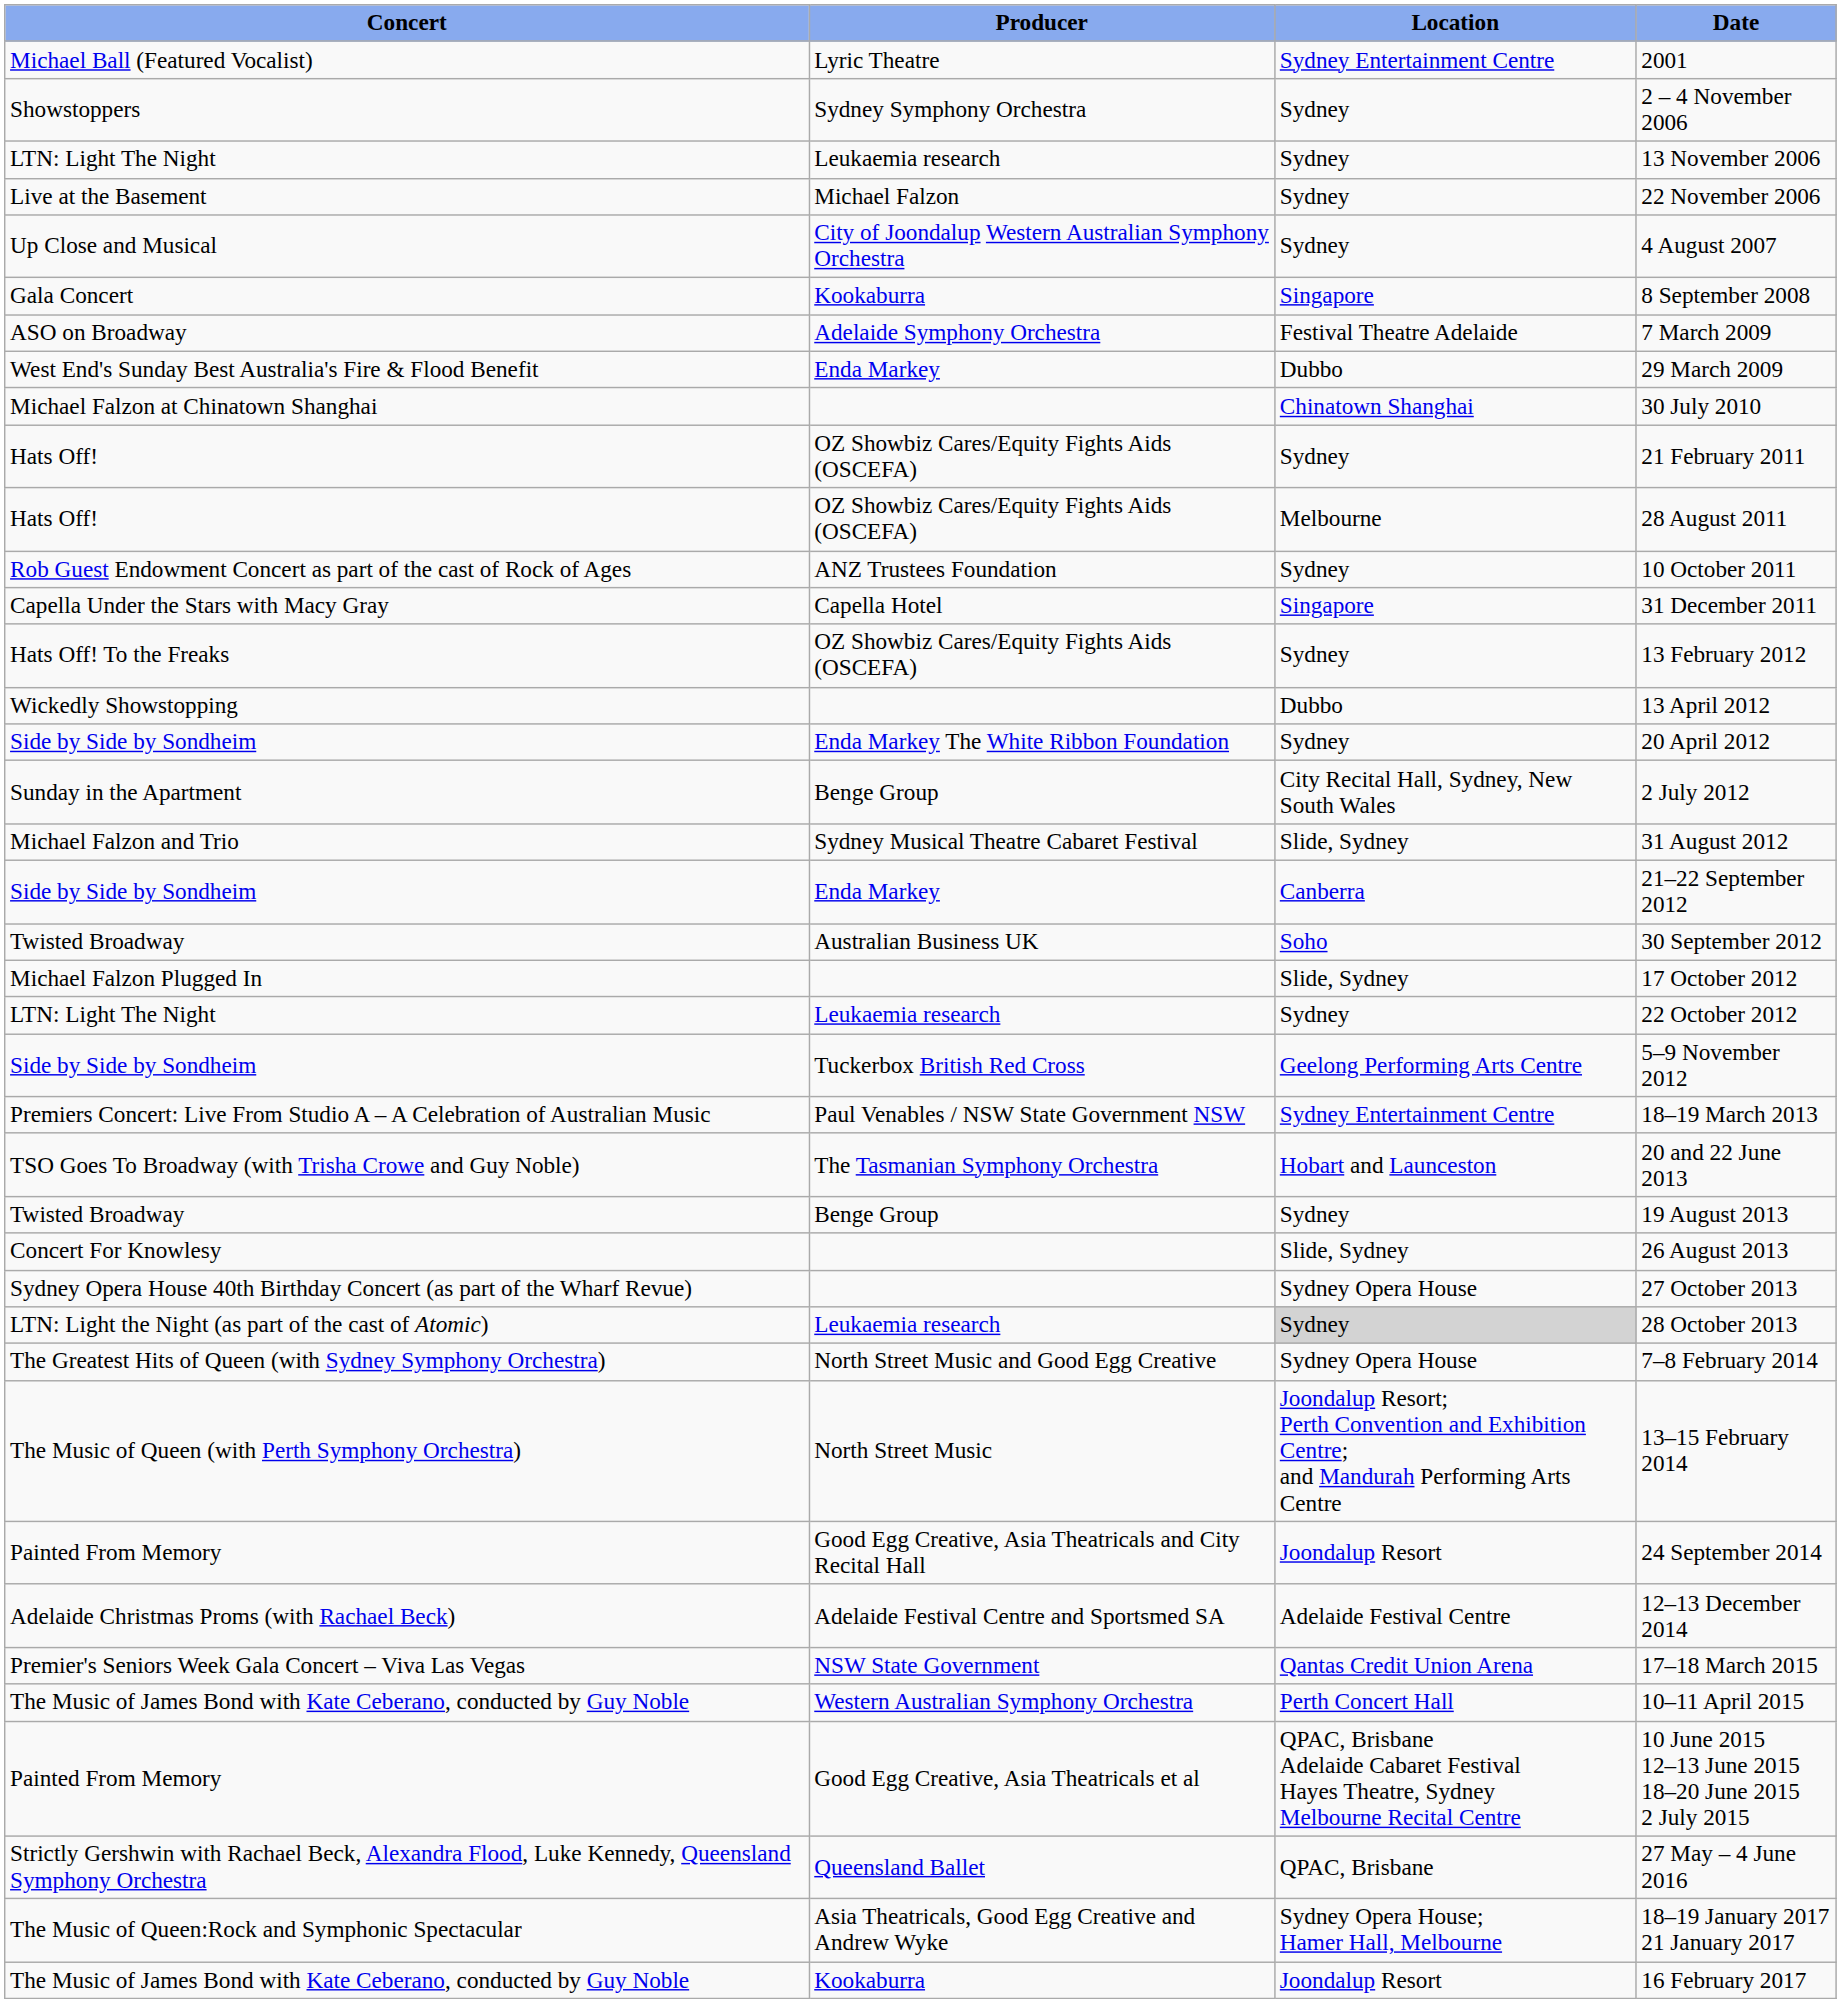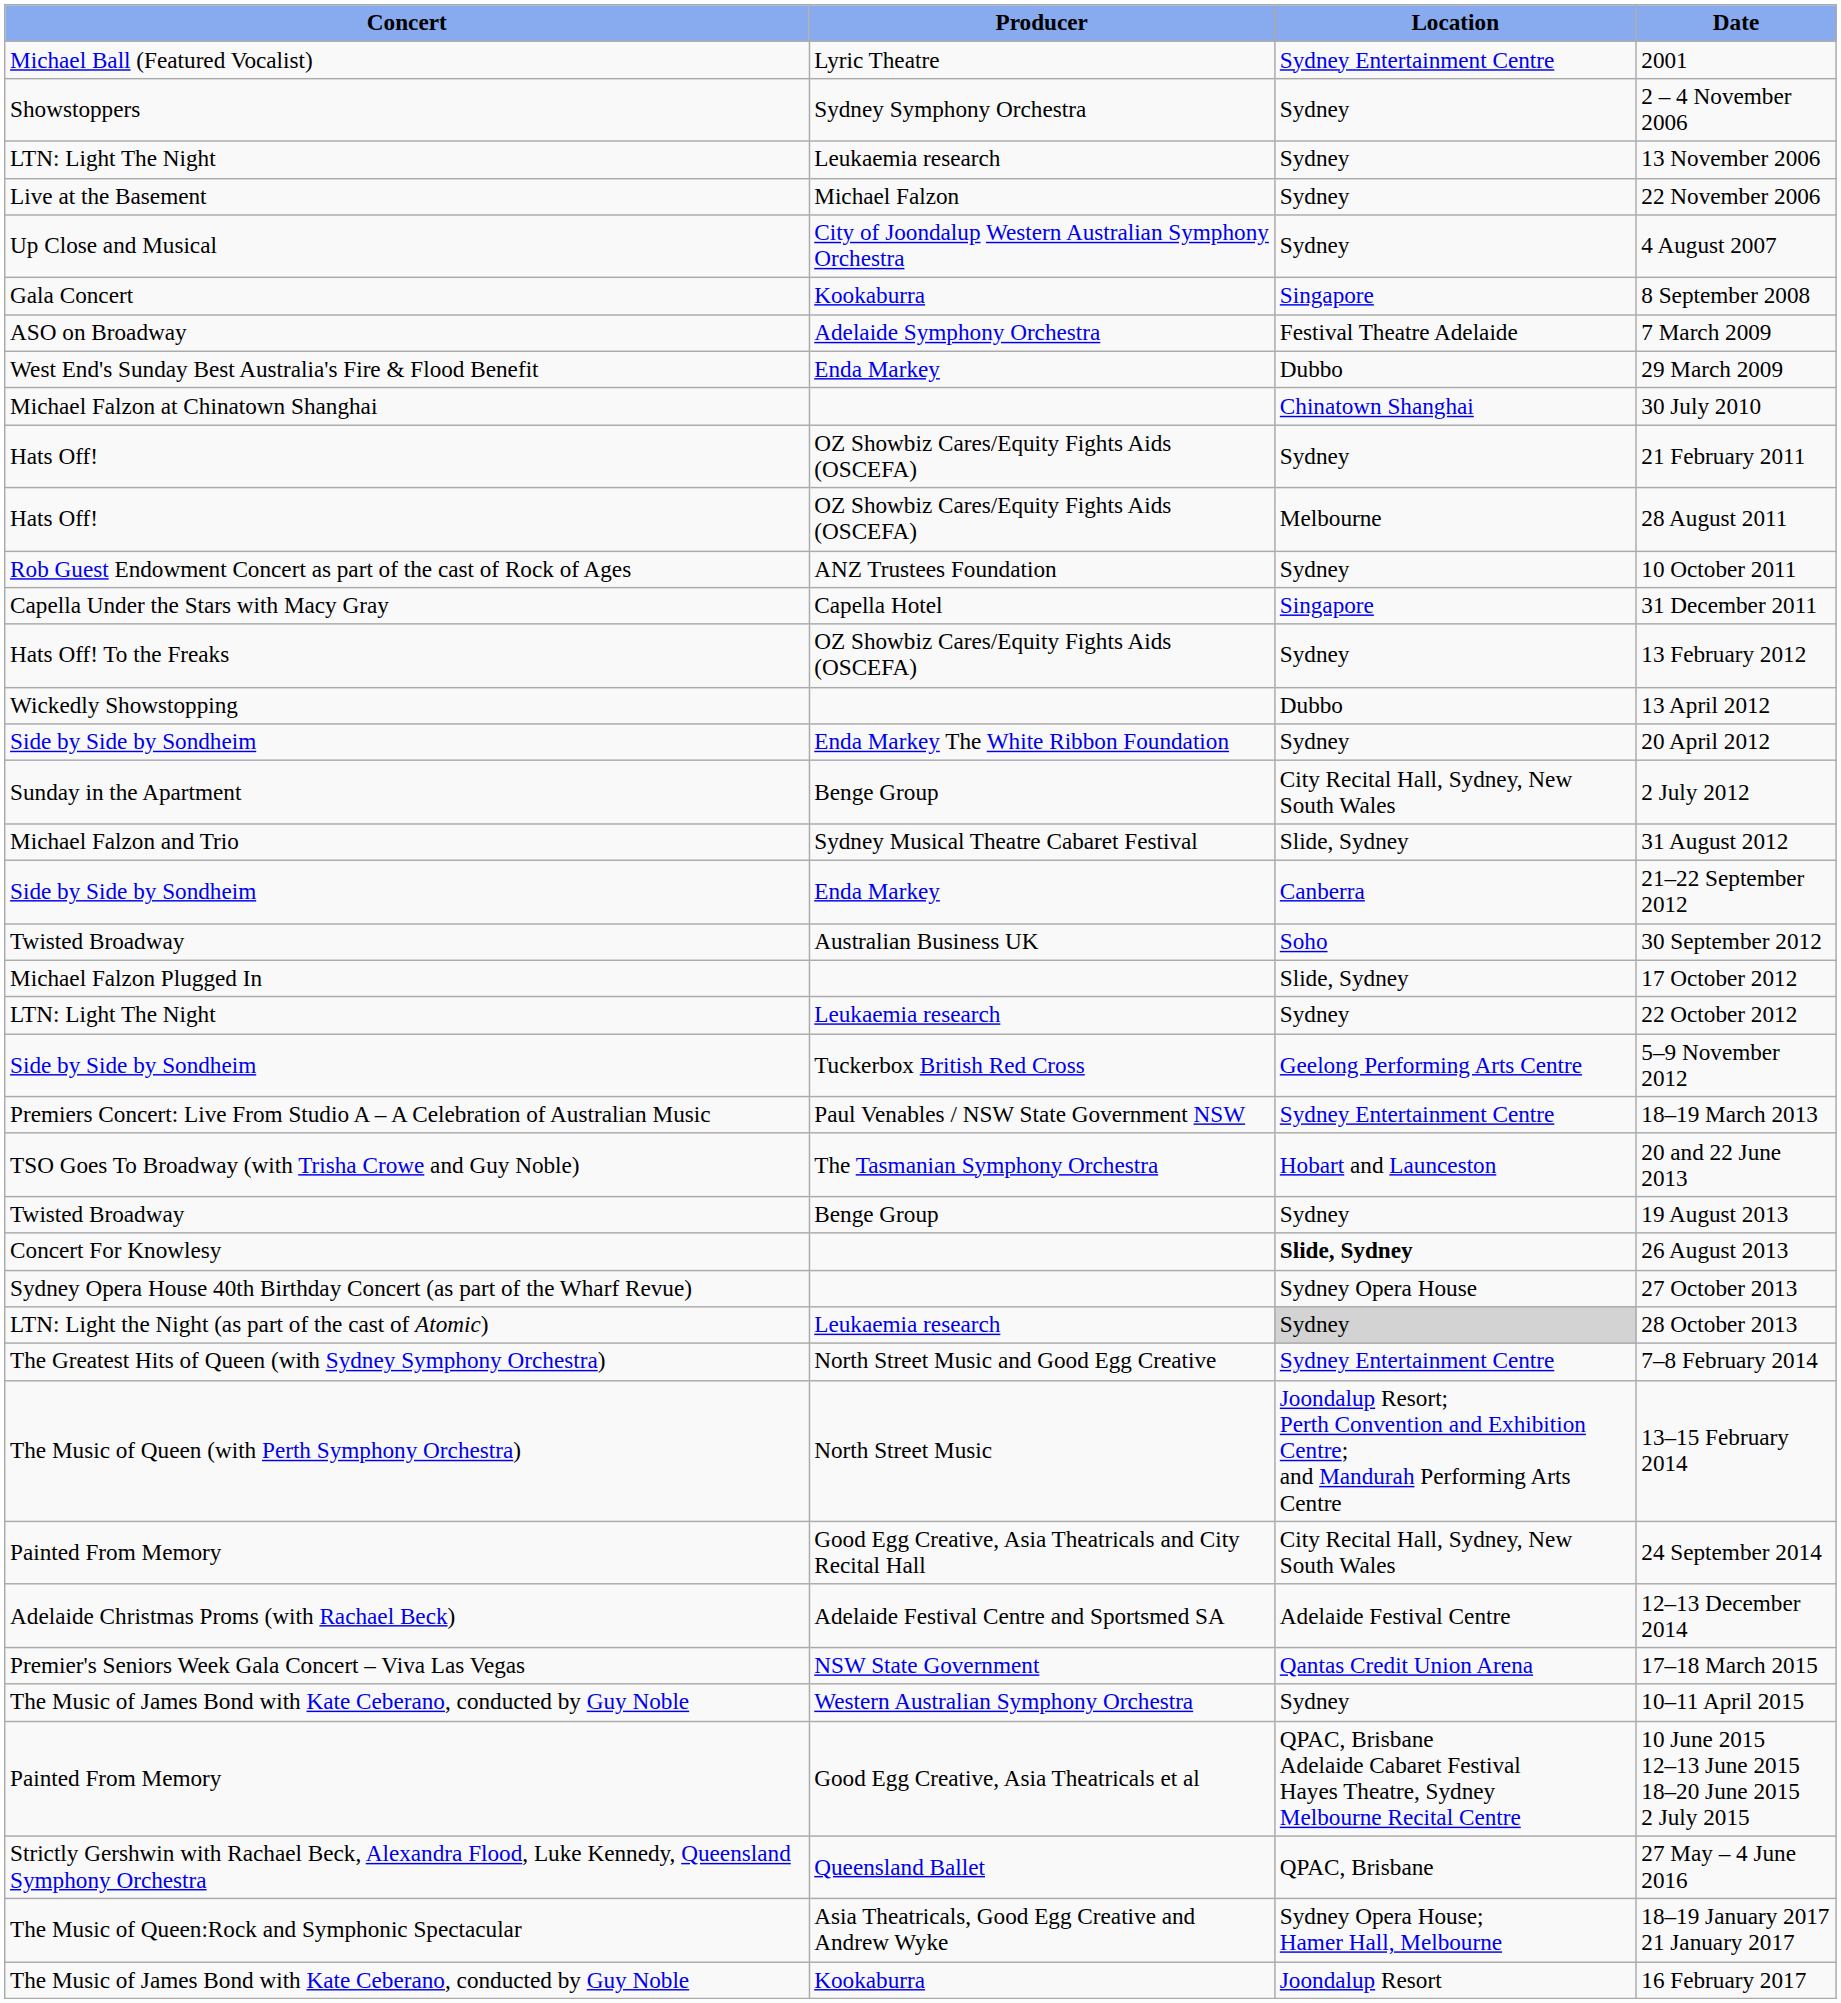(1344, 1251) normal -> (1346, 1251) bold
(1378, 1361) Sydney Opera House -> (1417, 1361) Sydney Entertainment Centre
(1361, 1552) Joondalup Resort -> (1426, 1552) City Recital Hall, Sydney, New South Wales
(1367, 1702) Perth Concert Hall -> (1315, 1702) Sydney
